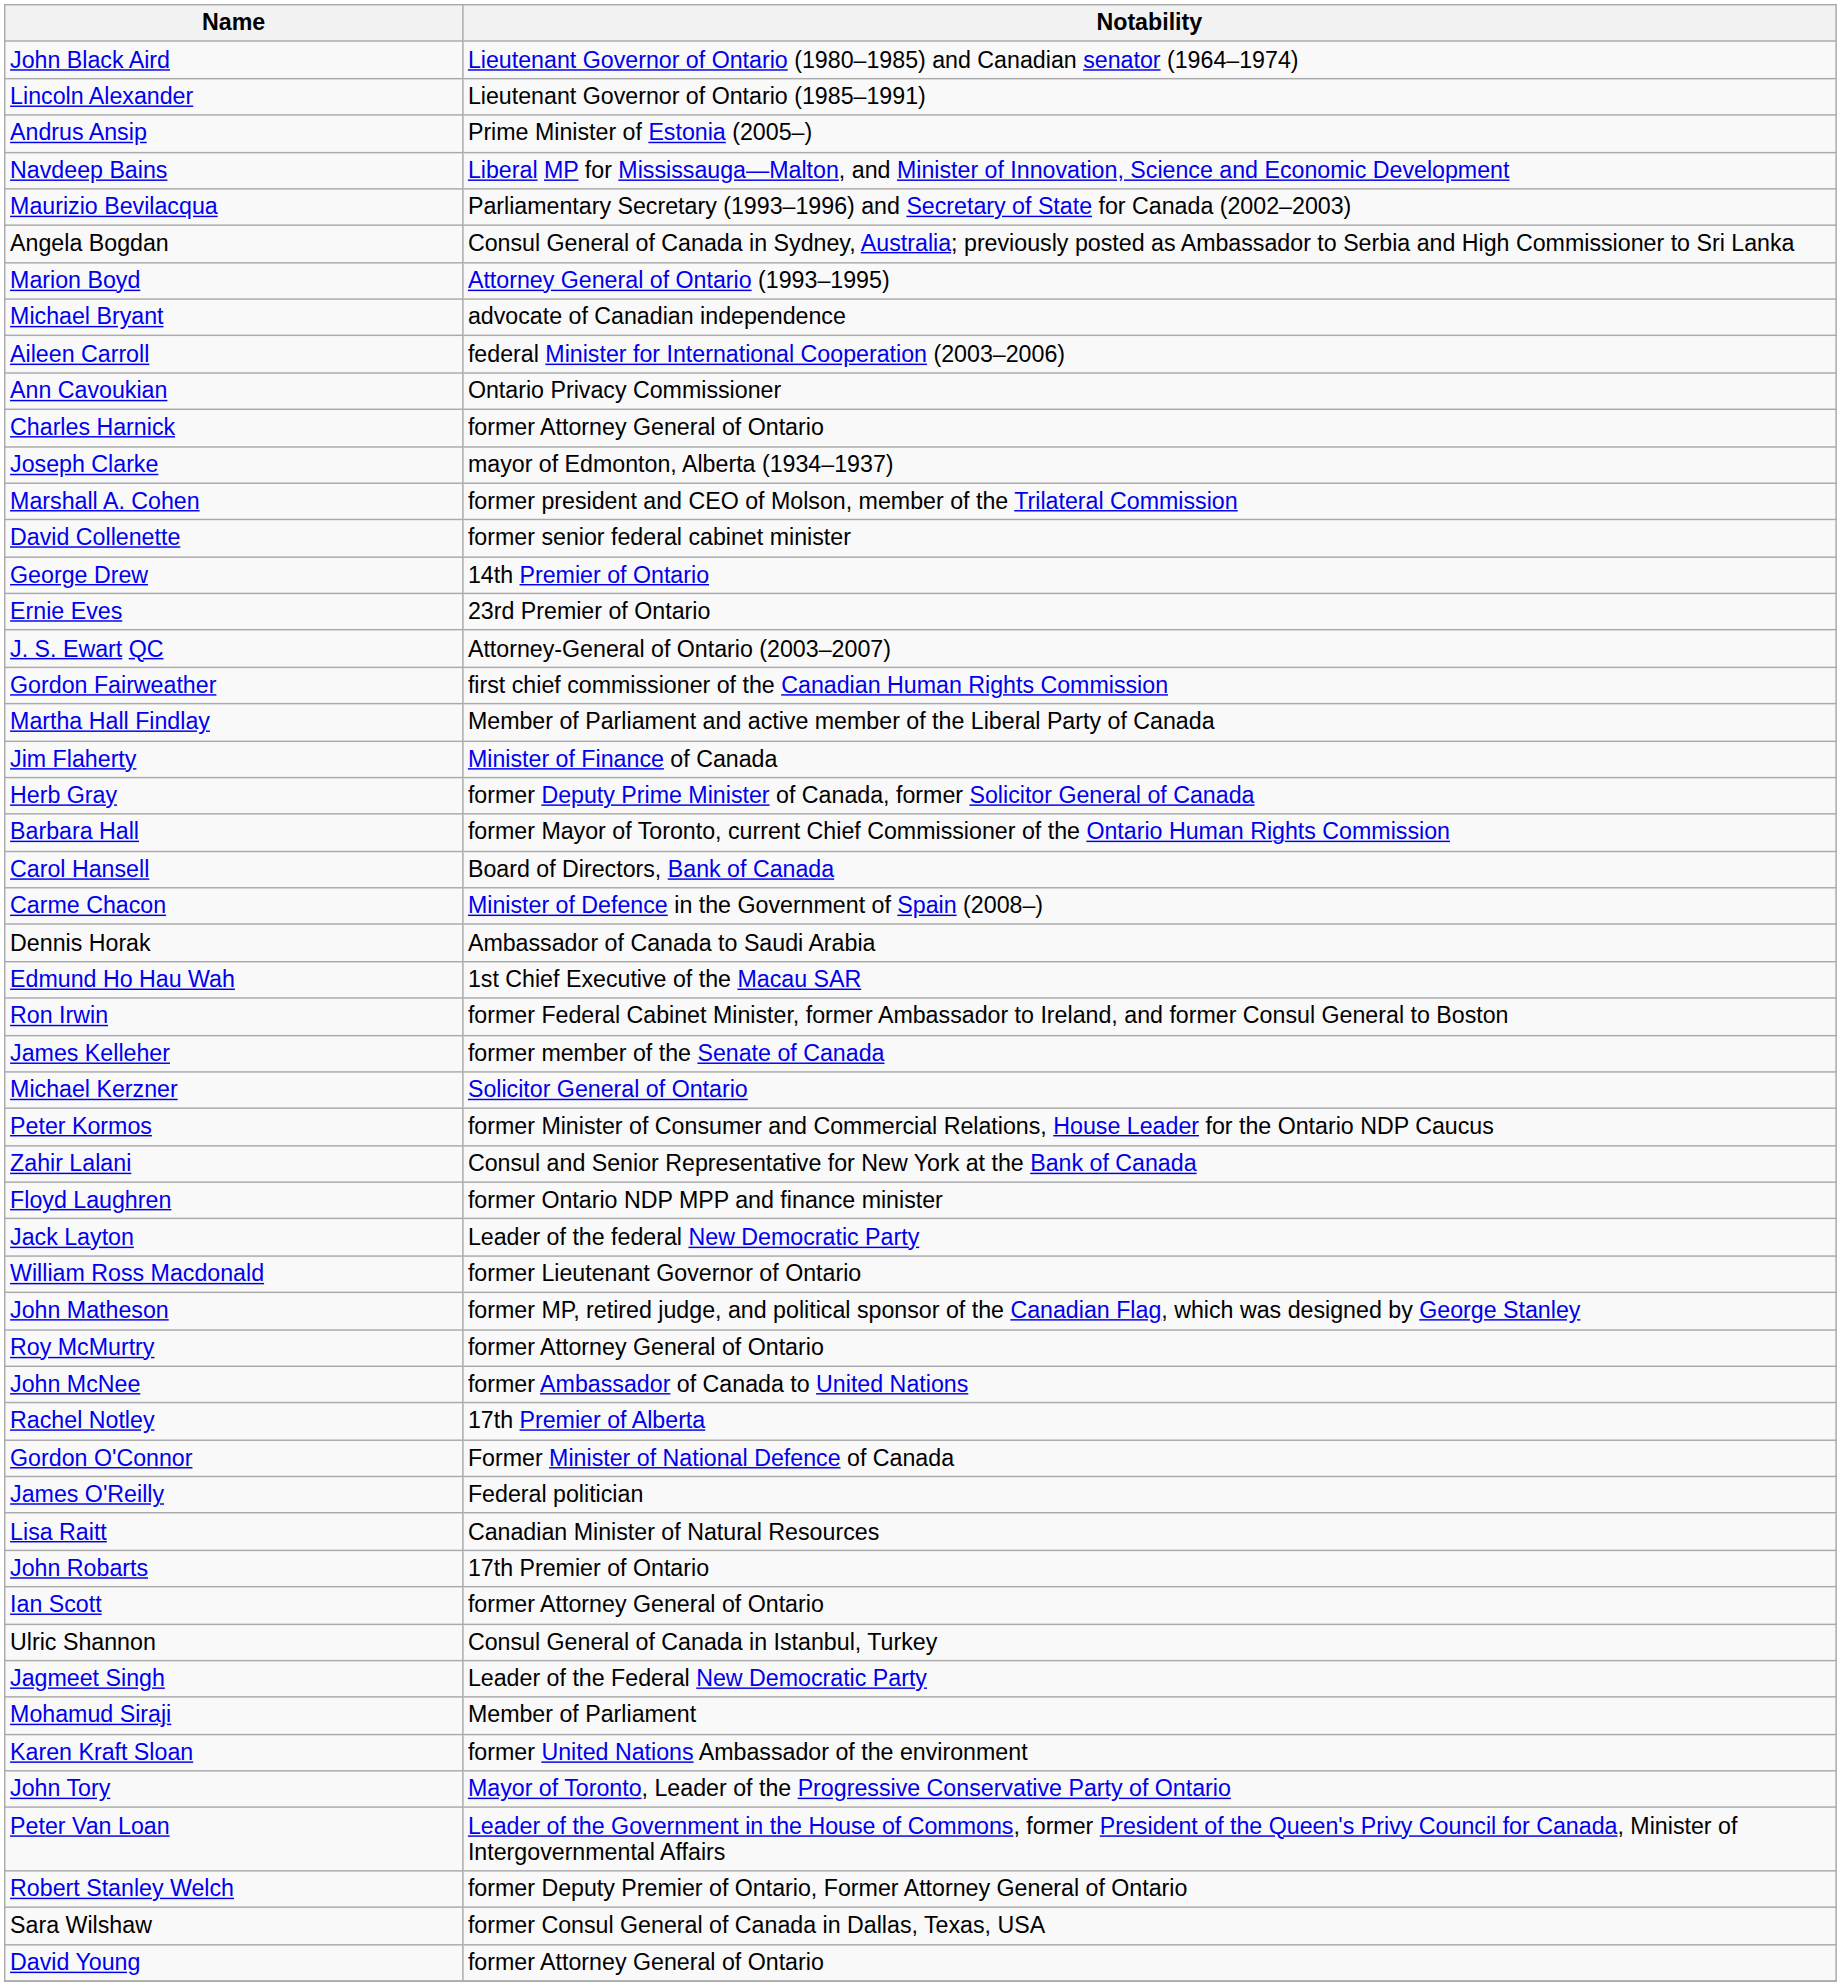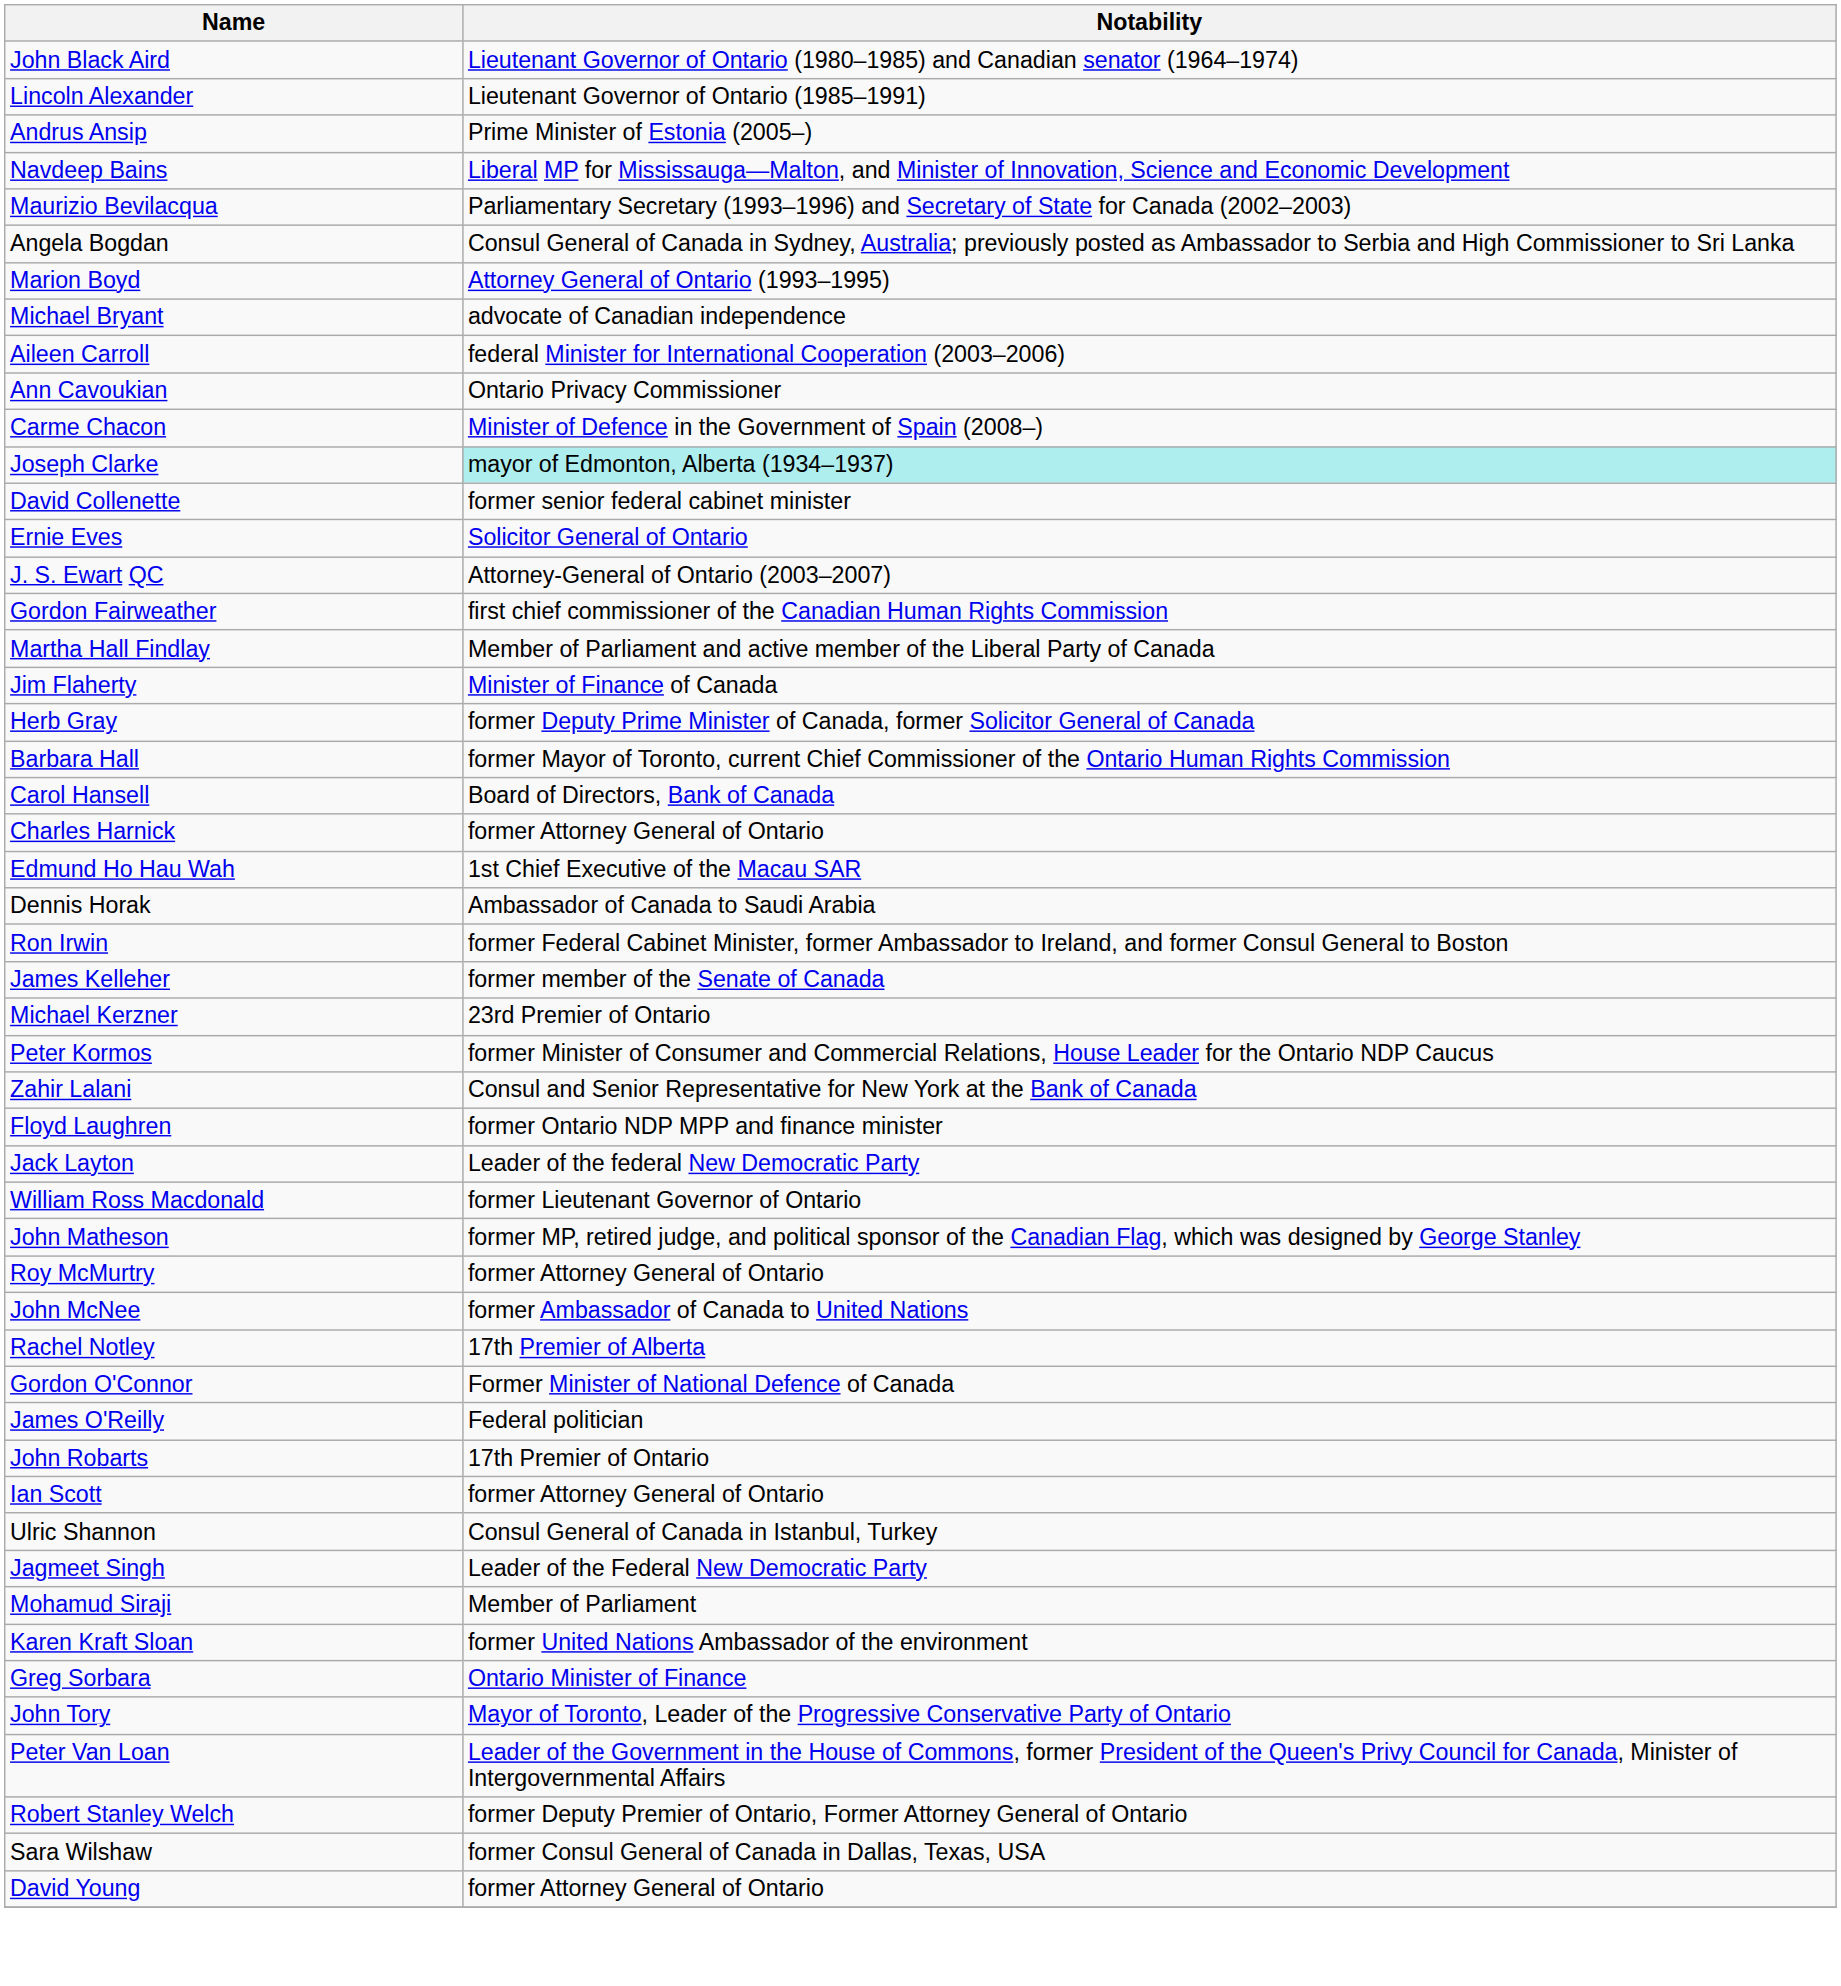rows swapped: (88, 905) <-> (93, 427)
(681, 464) no background -> (681, 464) paleturquoise background
- row: (105, 501)
- row: (79, 574)
(589, 611) 23rd Premier of Ontario -> (608, 538) Solicitor General of Ontario
rows swapped: (122, 979) <-> (80, 942)
(608, 1089) Solicitor General of Ontario -> (589, 1016) 23rd Premier of Ontario
- row: (58, 1531)
+ row: (80, 1678)
